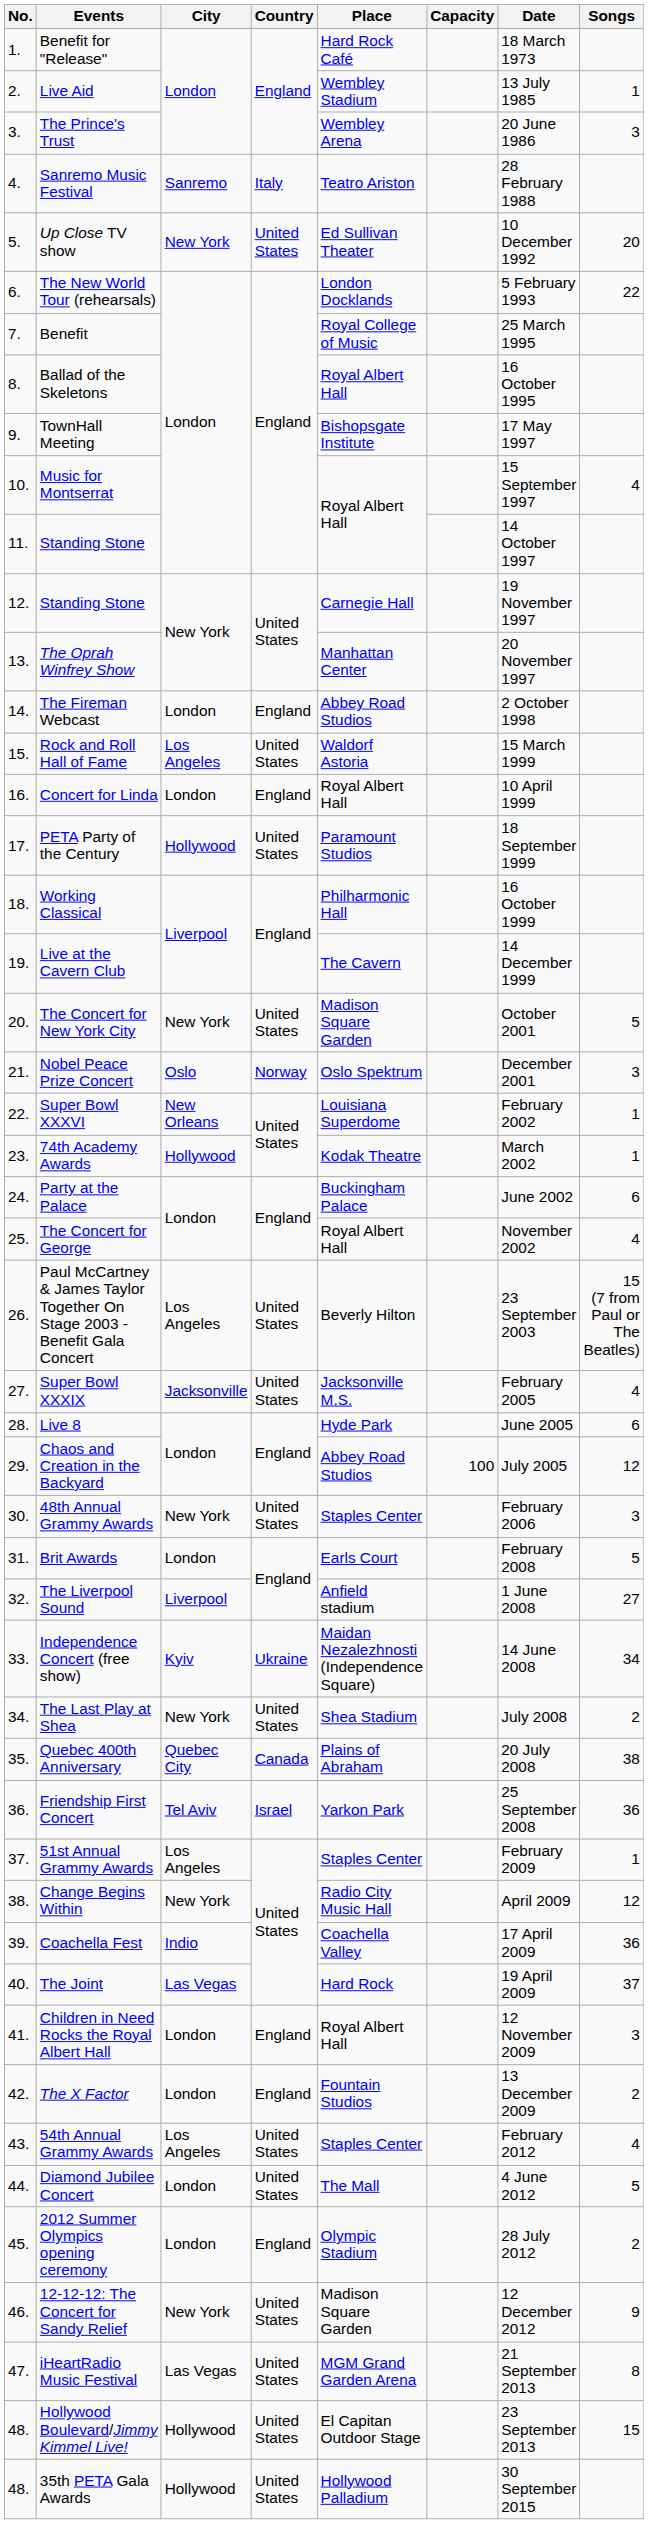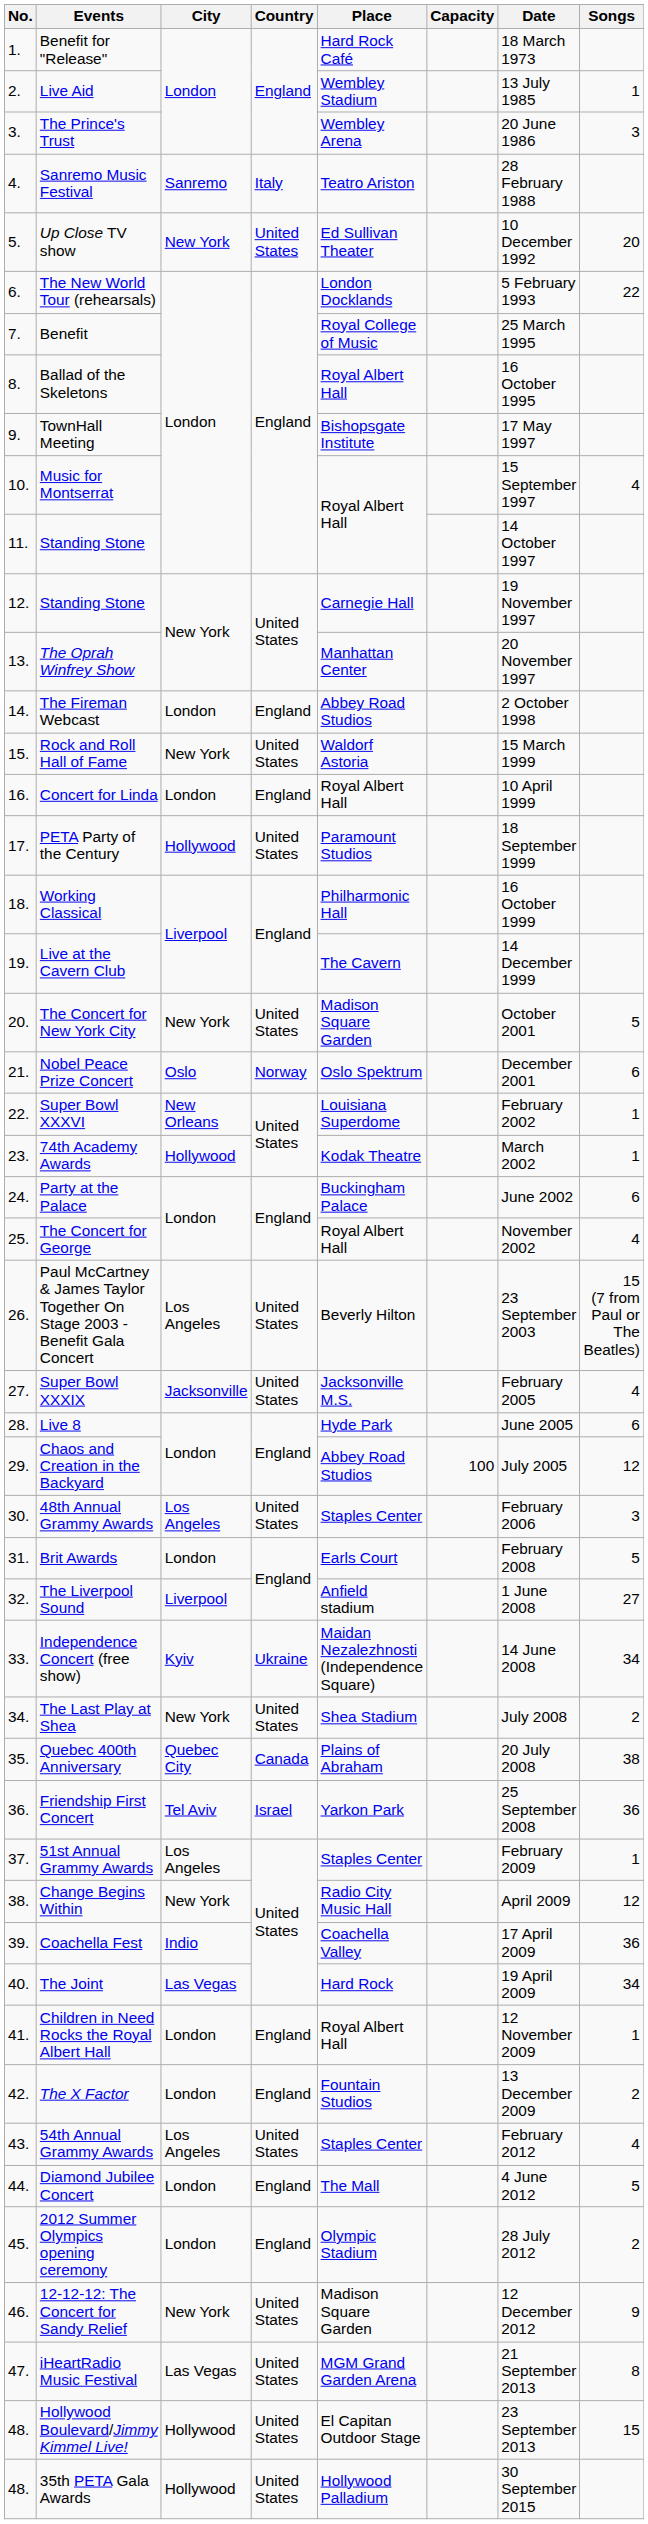(192, 753) Los Angeles -> (197, 753) New York
(636, 1072) 3 -> (636, 1072) 6
(197, 1516) New York -> (192, 1516) Los Angeles
(631, 1984) 37 -> (631, 1984) 34
(636, 2034) 3 -> (636, 2034) 1
(277, 2185) United States -> (283, 2185) England
